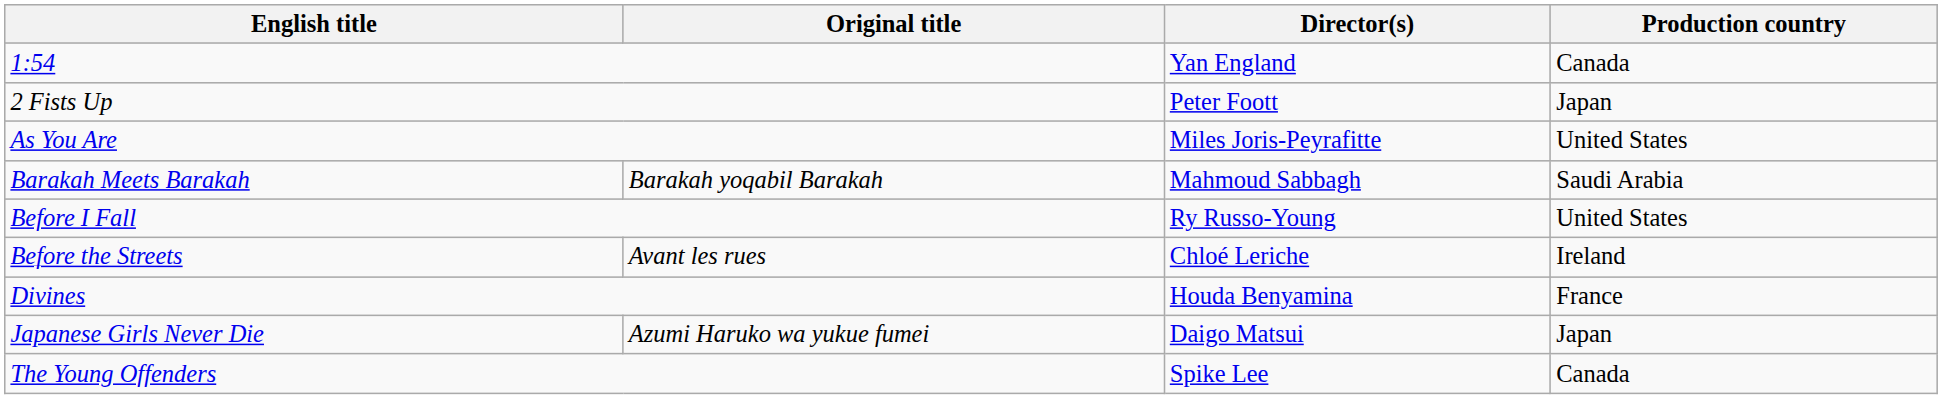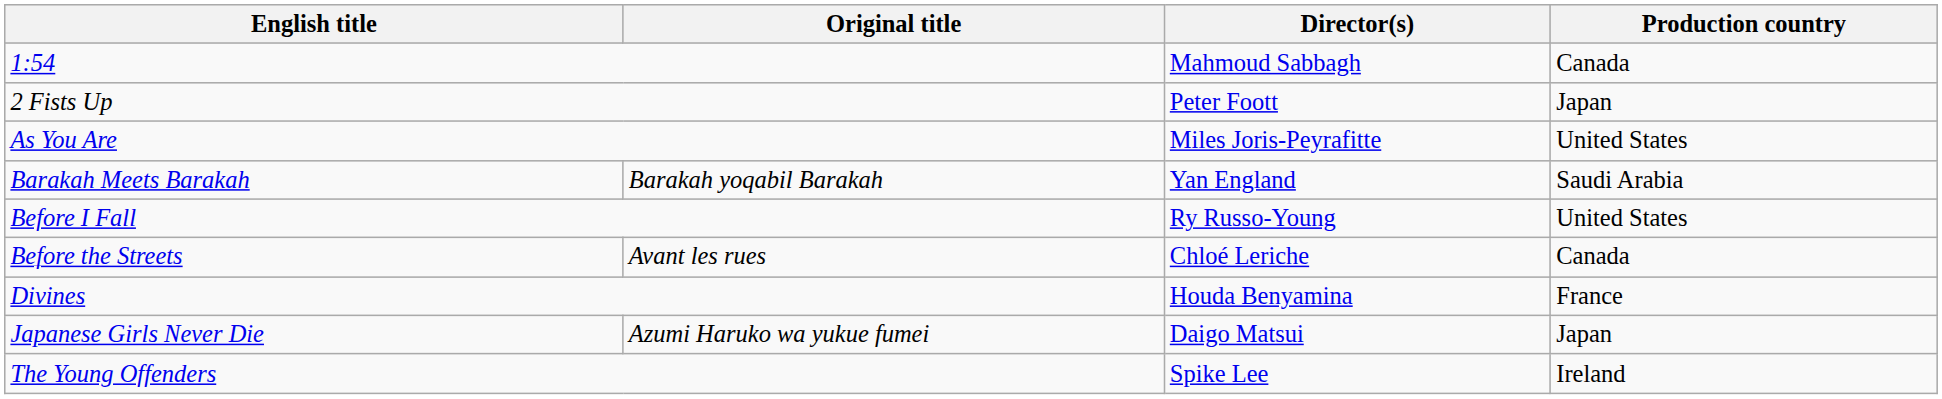(1233, 62) Yan England -> (1265, 62) Mahmoud Sabbagh
(1265, 179) Mahmoud Sabbagh -> (1233, 179) Yan England
(1591, 256) Ireland -> (1593, 256) Canada
(1593, 373) Canada -> (1591, 373) Ireland
